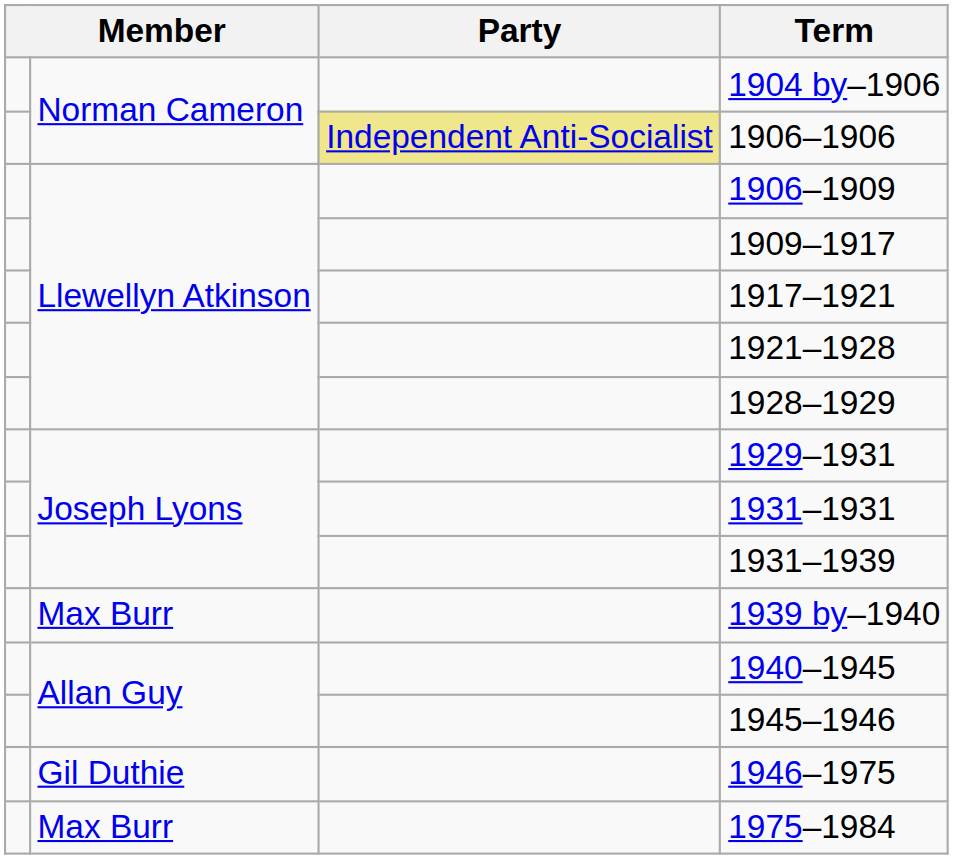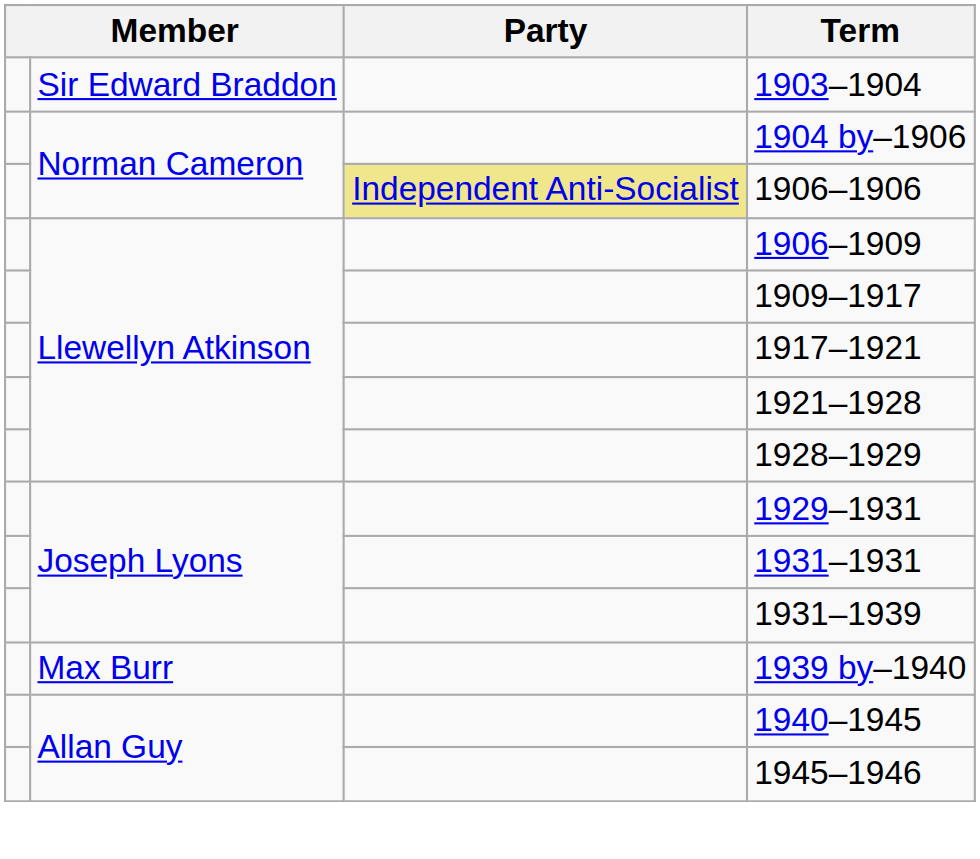+ row: (838, 84)
- row: (812, 773)
- row: (812, 826)
